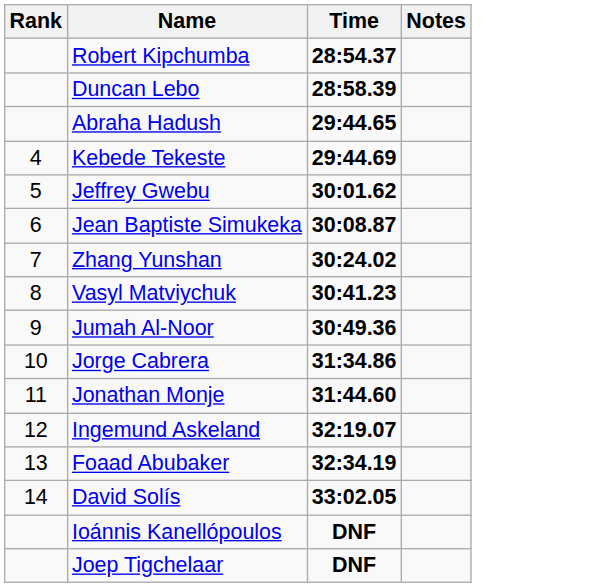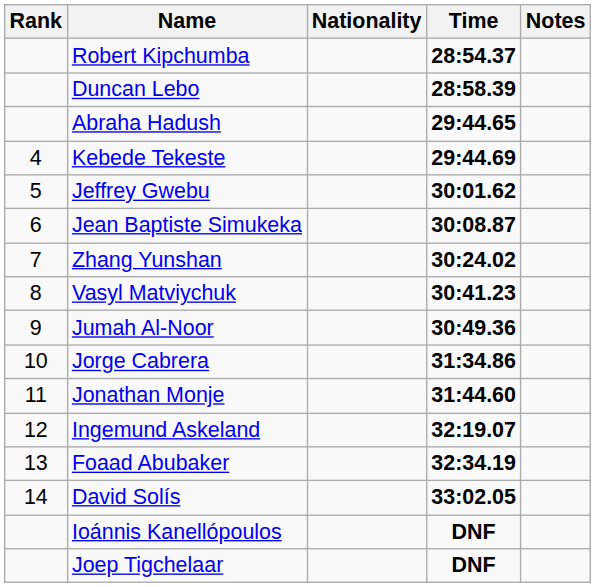+ column: (367, 21)
